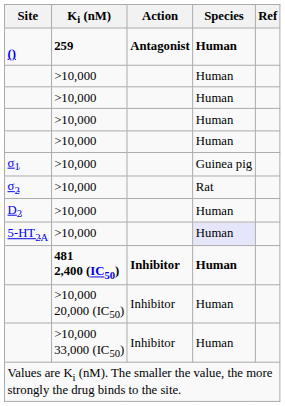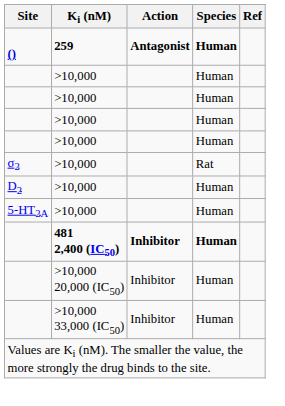- row: (14, 164)
(215, 233) lavender background -> (215, 210) no background
